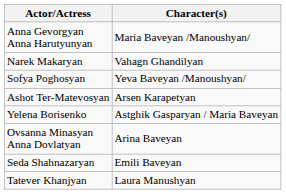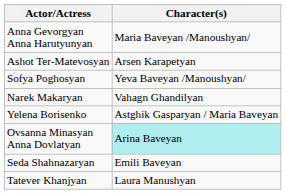rows swapped: (58, 97) <-> (45, 61)
(148, 138) no background -> (148, 138) paleturquoise background
